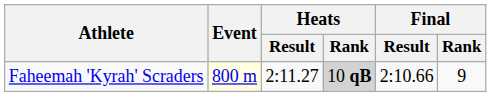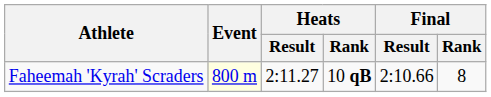(349, 76) lightgrey background -> (349, 76) no background
(462, 76) 9 -> (462, 76) 8
